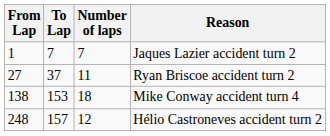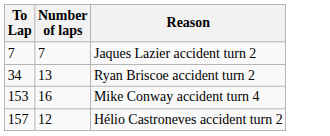- column: (24, 23)
(54, 75) 37 -> (15, 75) 34
(84, 75) 11 -> (45, 75) 13
(84, 97) 18 -> (45, 97) 16
